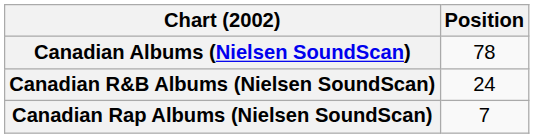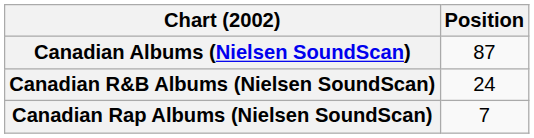(484, 52) 78 -> (484, 52) 87
